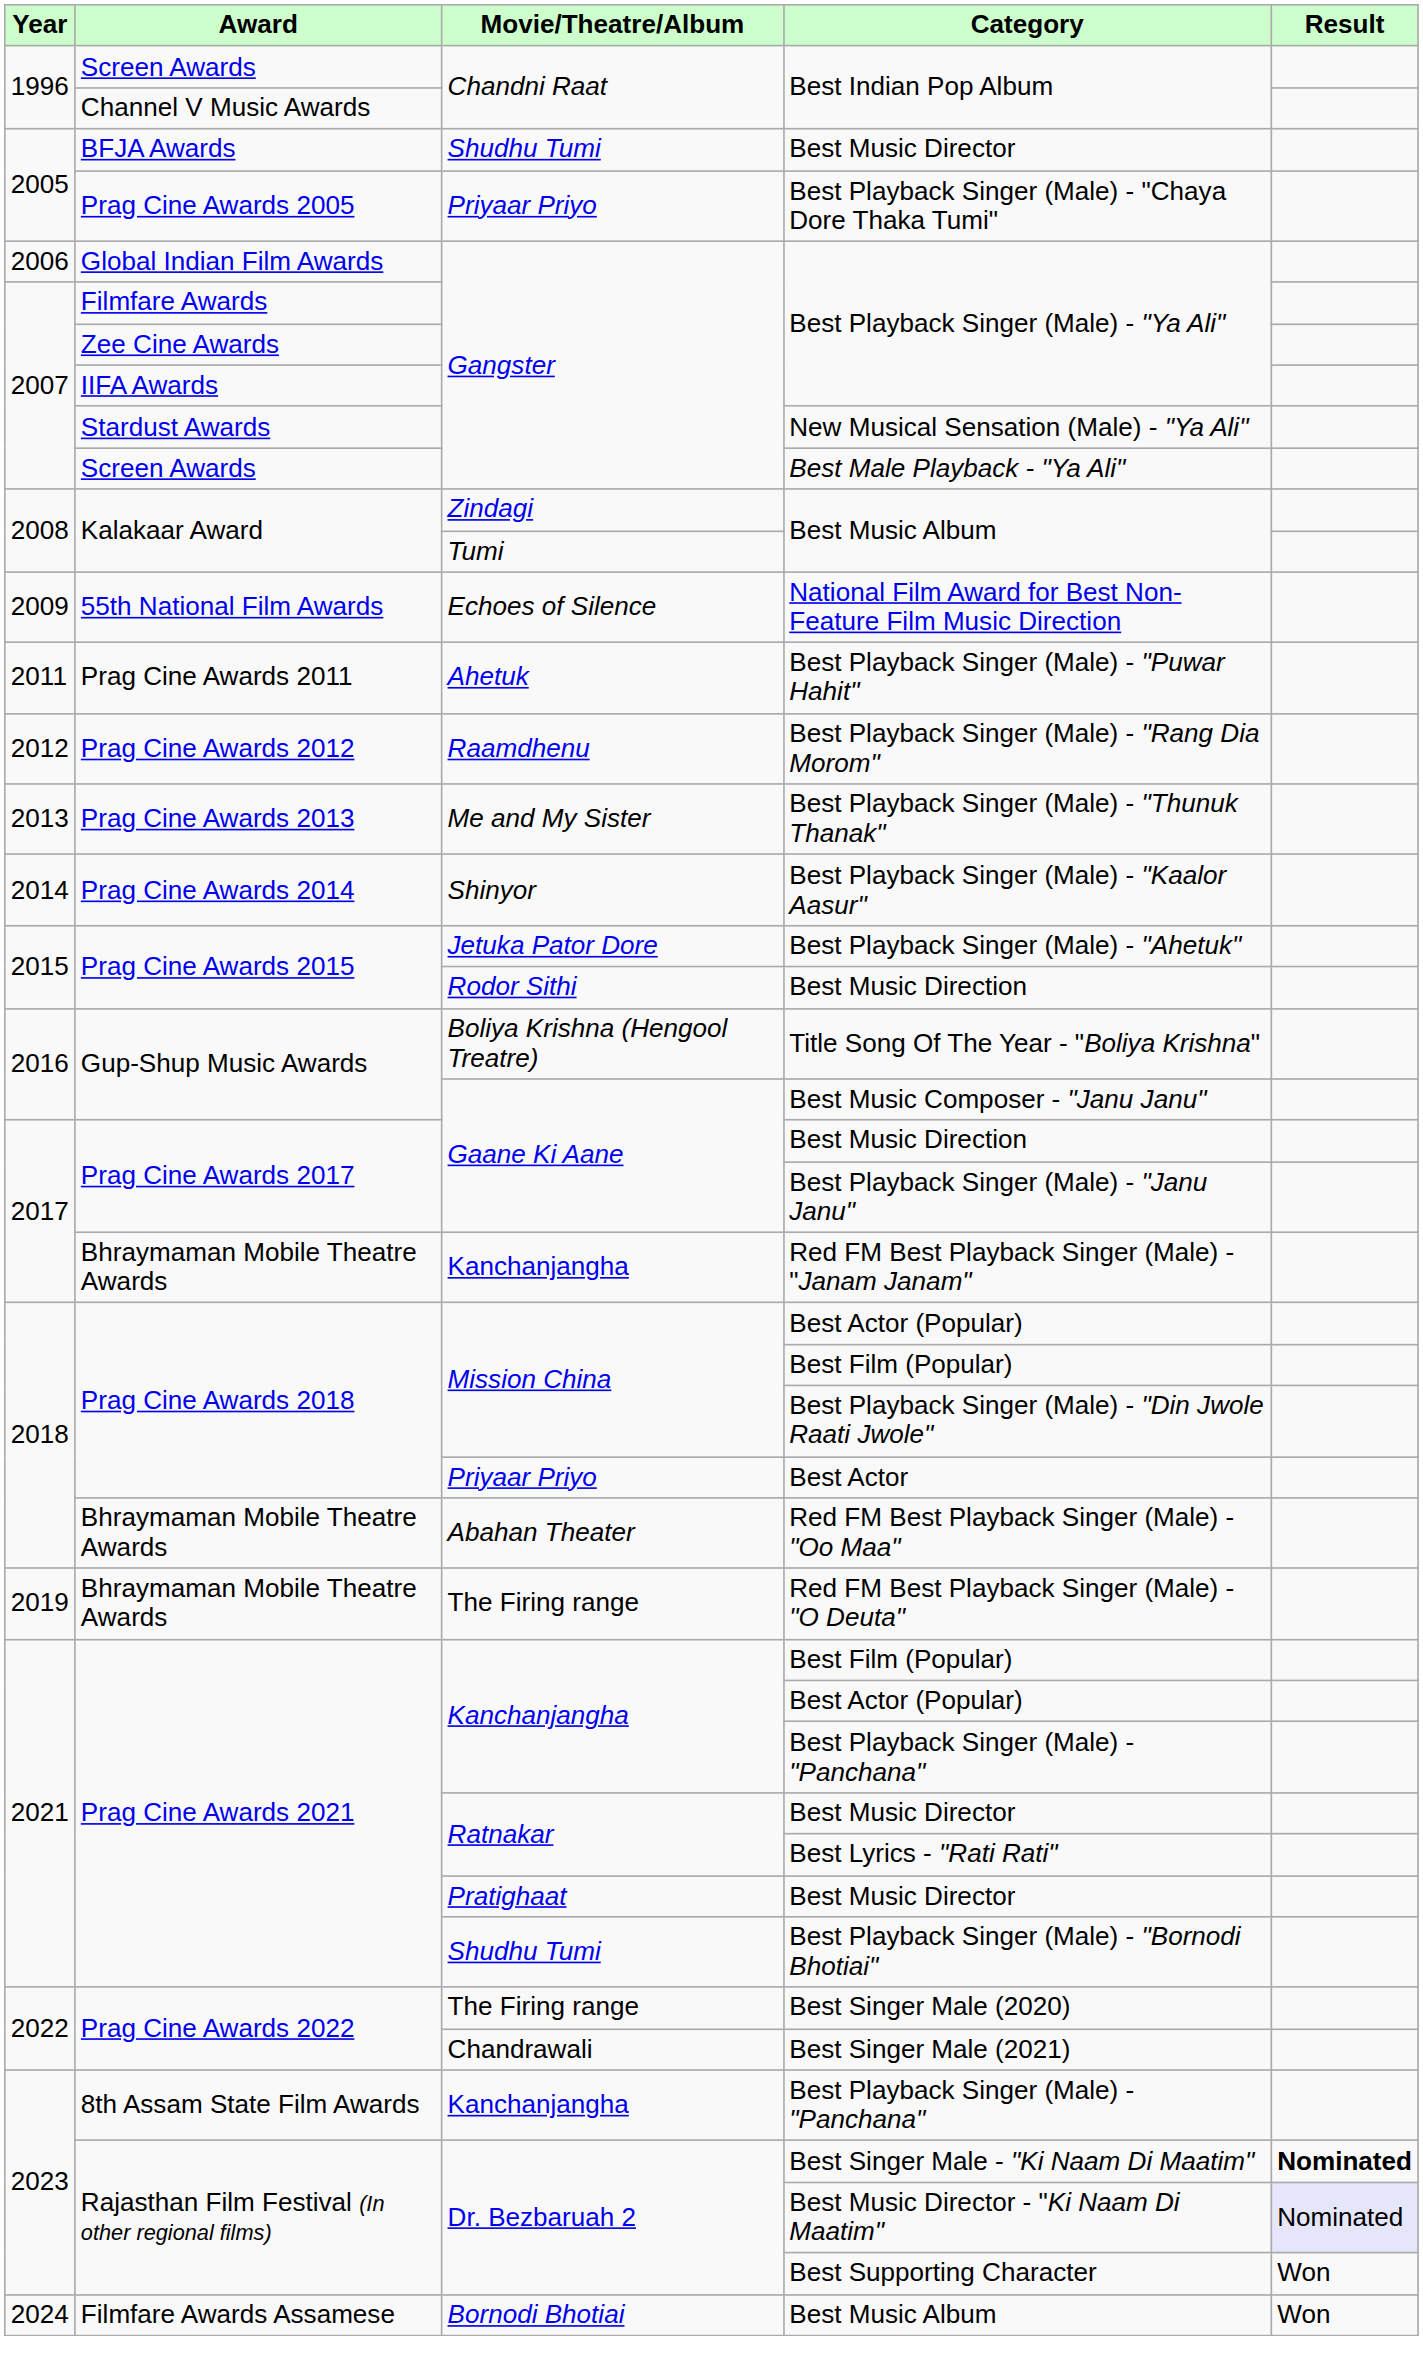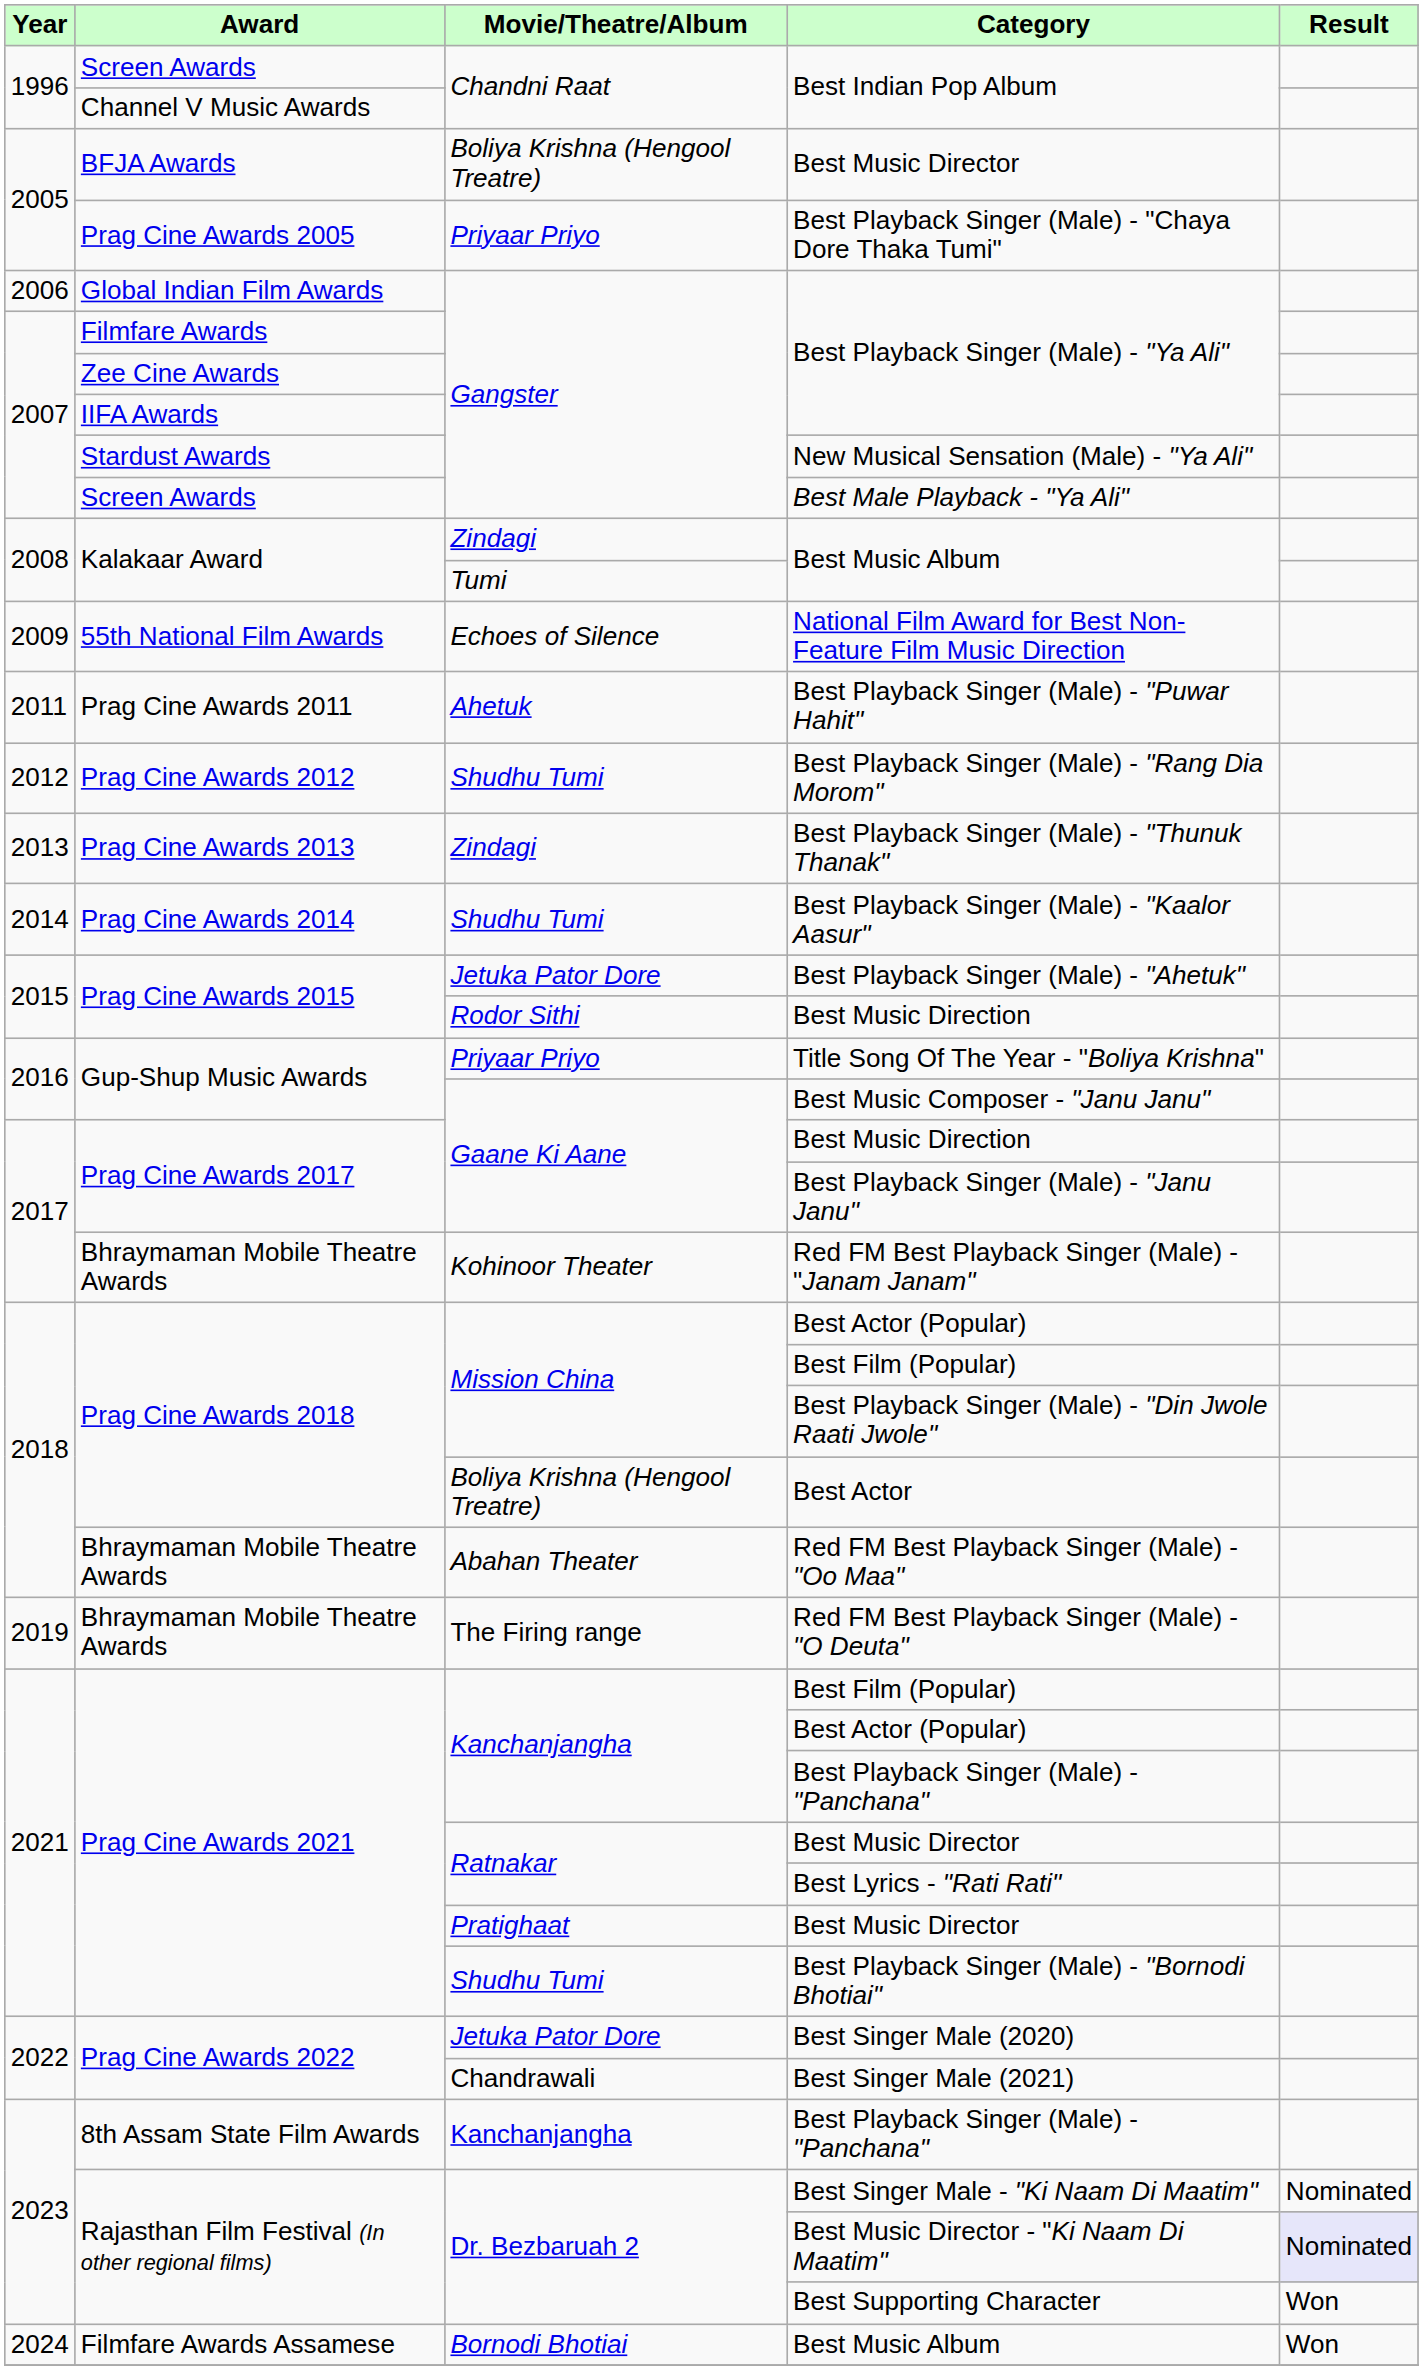(524, 149) Shudhu Tumi -> (590, 163) Boliya Krishna (Hengool Treatre)
(519, 748) Raamdhenu -> (527, 777) Shudhu Tumi
(549, 818) Me and My Sister -> (493, 848) Zindagi
(492, 889) Shinyor -> (527, 919) Shudhu Tumi
(587, 1043) Boliya Krishna (Hengool Treatre) -> (525, 1057) Priyaar Priyo
(538, 1267) Kanchanjangha -> (551, 1267) Kohinoor Theater
(522, 1476) Priyaar Priyo -> (590, 1491) Boliya Krishna (Hengool Treatre)
(543, 2007) The Firing range -> (556, 2037) Jetuka Pator Dore
(1345, 2161) bold -> (1349, 2190) normal
